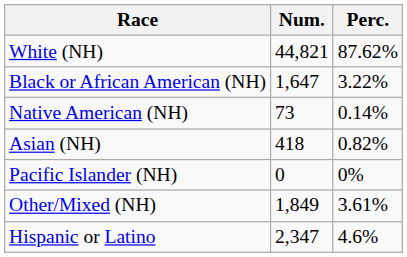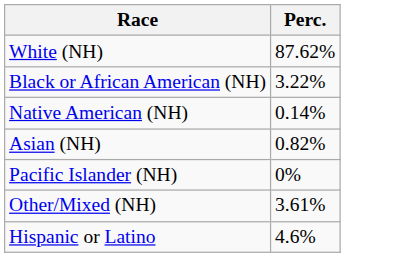- column: (302, 19)
